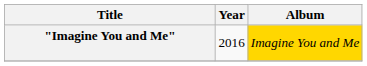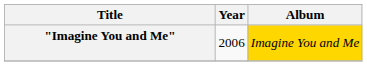(232, 43) 2016 -> (232, 43) 2006
